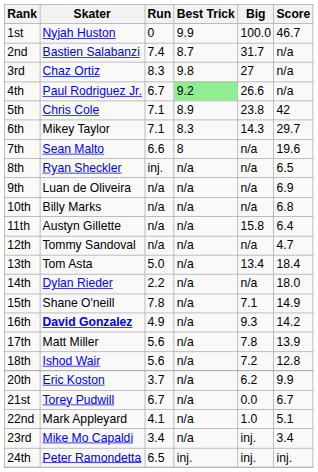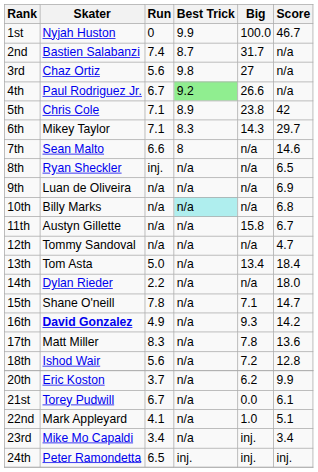(156, 71) 8.3 -> (156, 71) 5.6
(288, 149) 19.6 -> (288, 149) 14.6
(185, 206) no background -> (185, 206) paleturquoise background
(285, 226) 6.4 -> (285, 226) 6.7
(288, 303) 14.9 -> (288, 303) 14.7
(156, 341) 5.6 -> (156, 341) 8.3
(288, 341) 13.9 -> (288, 341) 13.6
(285, 399) 6.7 -> (285, 399) 6.1
